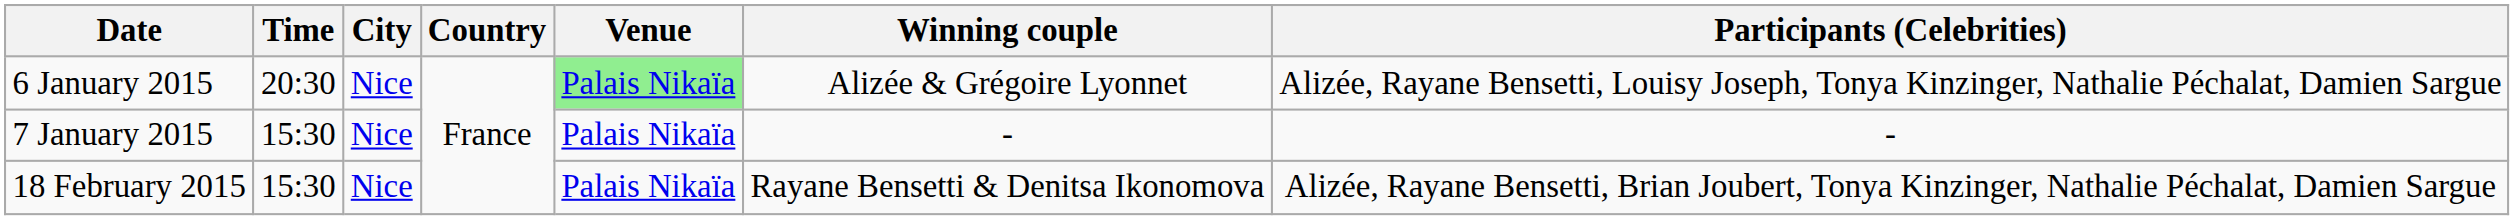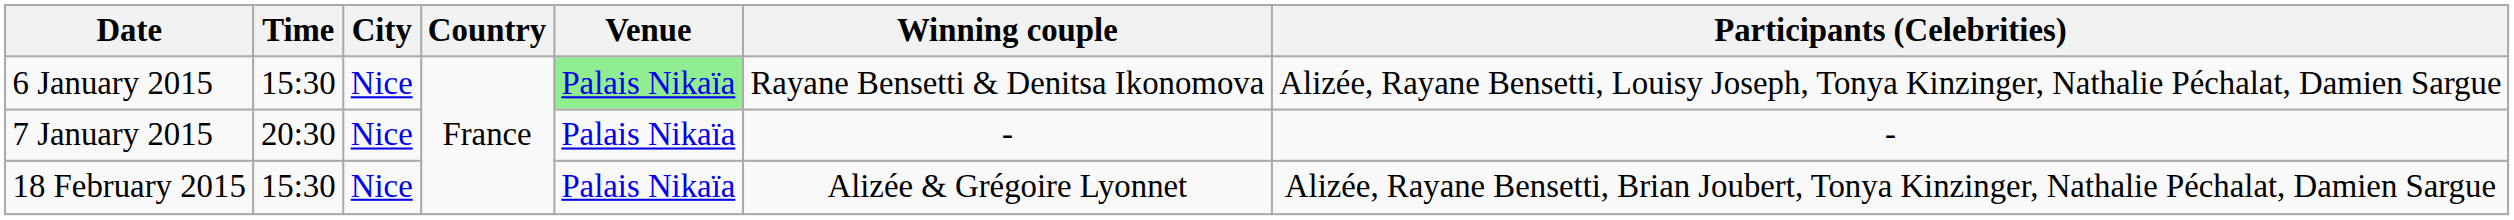(298, 82) 20:30 -> (298, 82) 15:30
(1007, 82) Alizée & Grégoire Lyonnet -> (1007, 82) Rayane Bensetti & Denitsa Ikonomova
(298, 134) 15:30 -> (298, 134) 20:30
(1007, 186) Rayane Bensetti & Denitsa Ikonomova -> (1007, 186) Alizée & Grégoire Lyonnet
